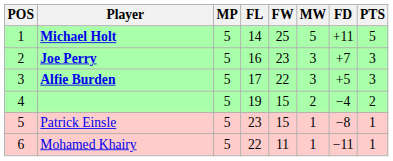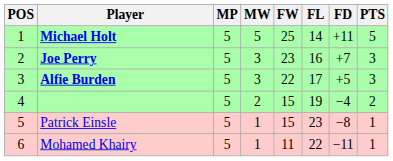columns swapped: (313, 15) <-> (255, 15)
